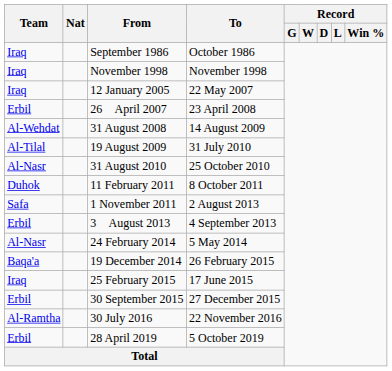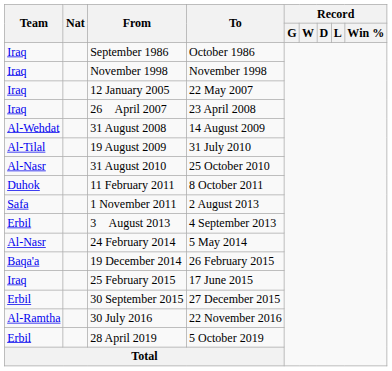(19, 109) Erbil -> (17, 109) Iraq
